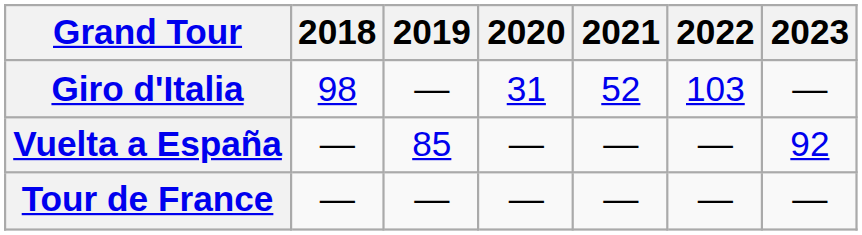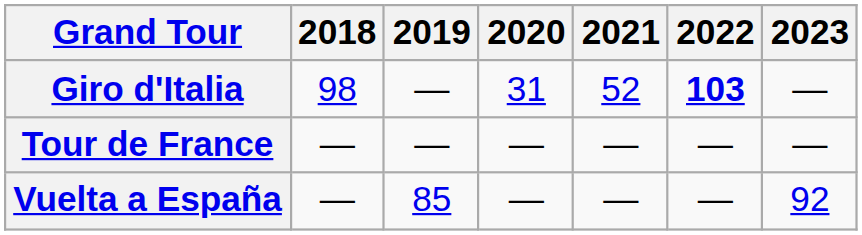(715, 88) normal -> (715, 88) bold
rows swapped: (148, 199) <-> (148, 144)
